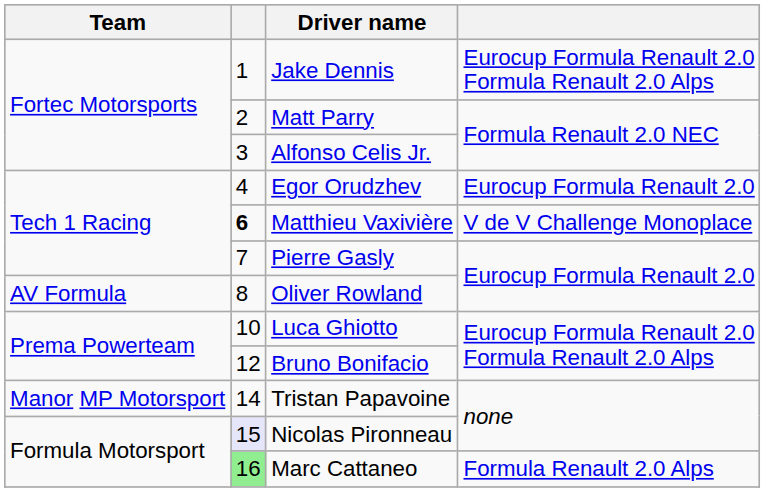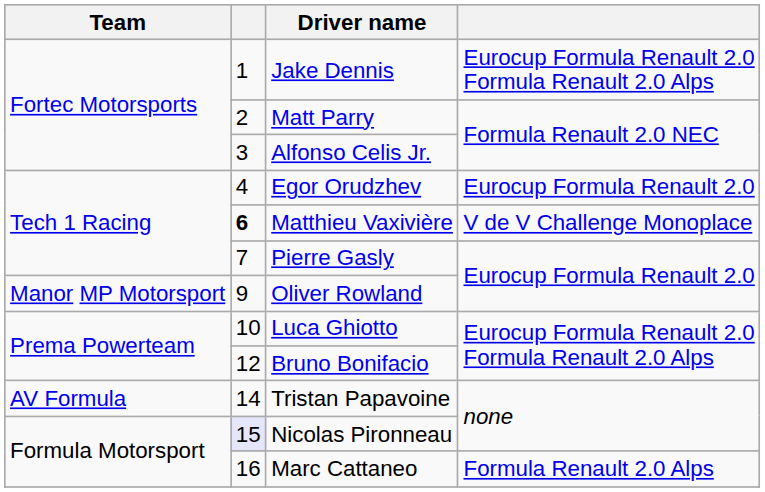(68, 293) AV Formula -> (118, 293) Manor MP Motorsport
(242, 293) 8 -> (242, 293) 9
(118, 398) Manor MP Motorsport -> (68, 398) AV Formula
(248, 468) lightgreen background -> (248, 468) no background
